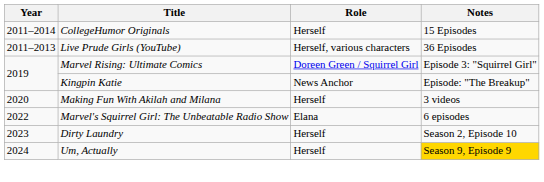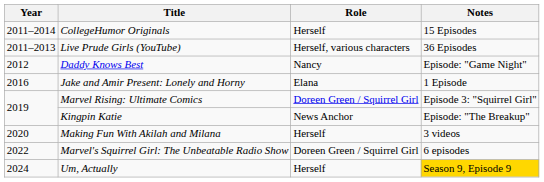+ row: (102, 64)
+ row: (153, 82)
(306, 116) Elana -> (356, 151) Doreen Green / Squirrel Girl
- row: (92, 133)
